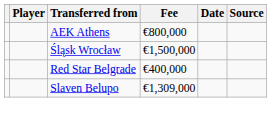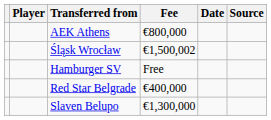(169, 50) €1,500,000 -> (169, 50) €1,500,002
+ row: (86, 69)
(169, 87) €1,309,000 -> (169, 106) €1,300,000
